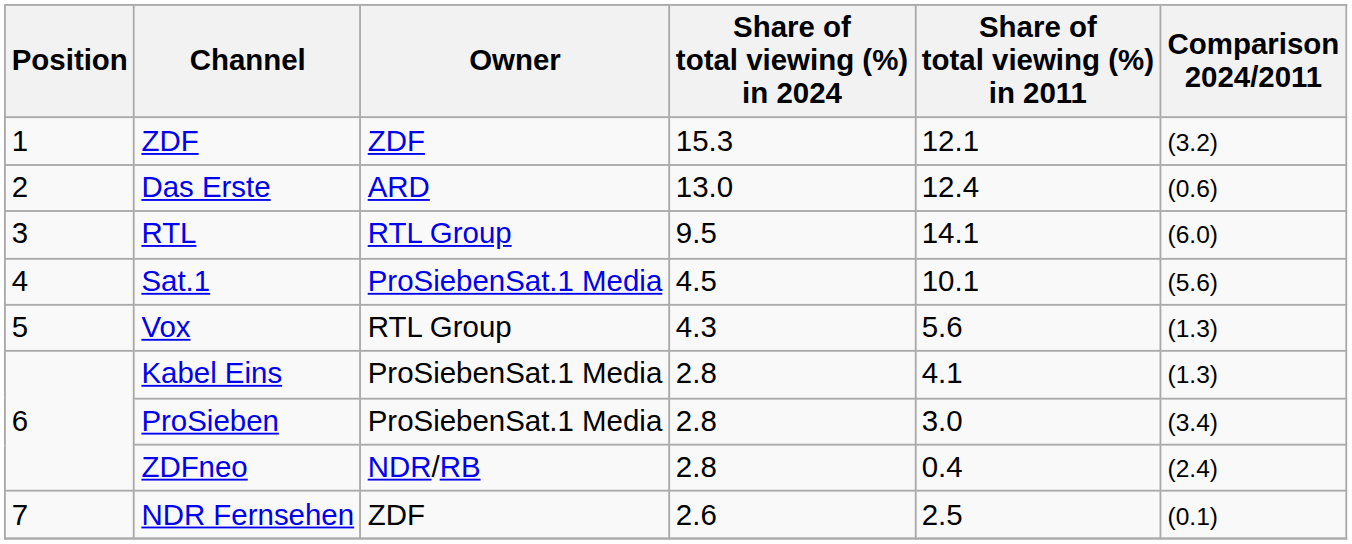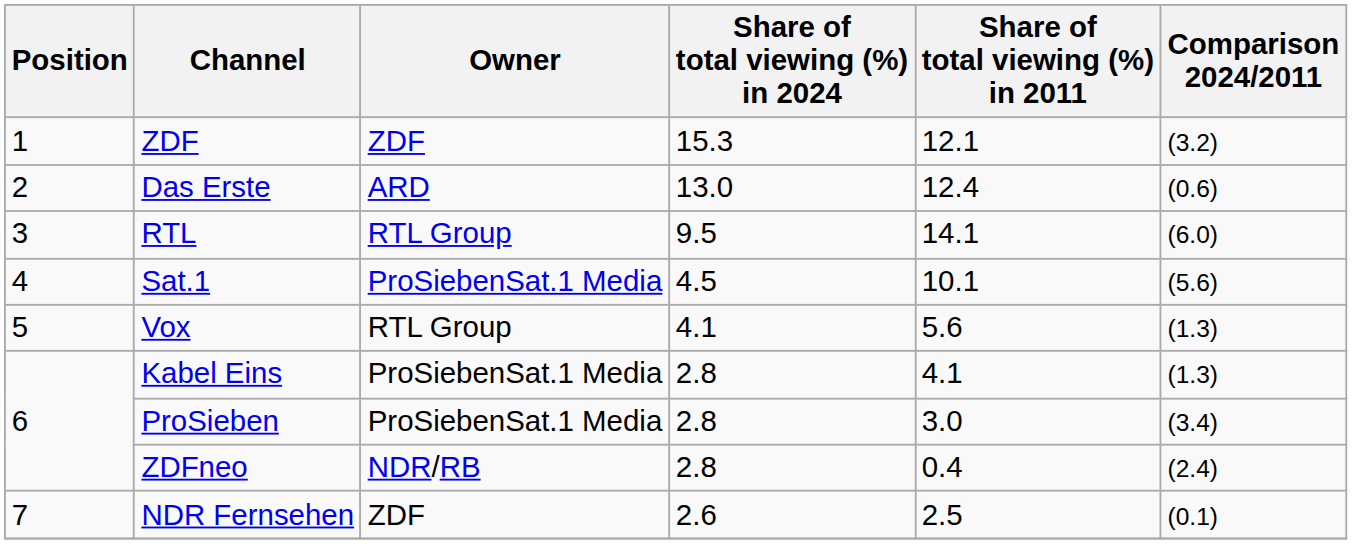(696, 327) 4.3 -> (696, 327) 4.1
